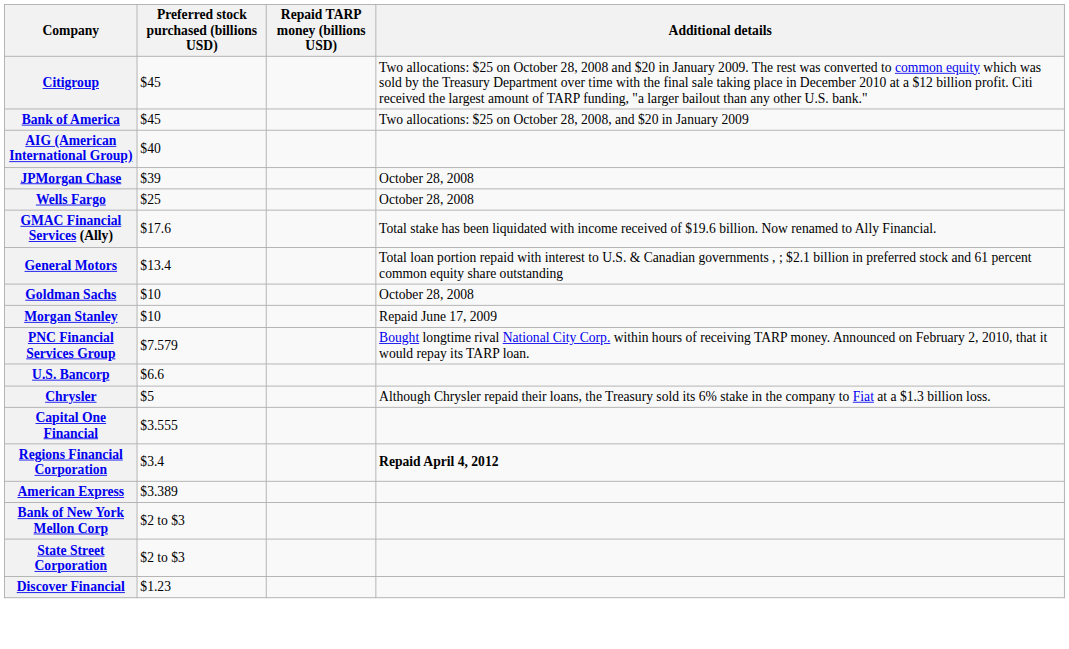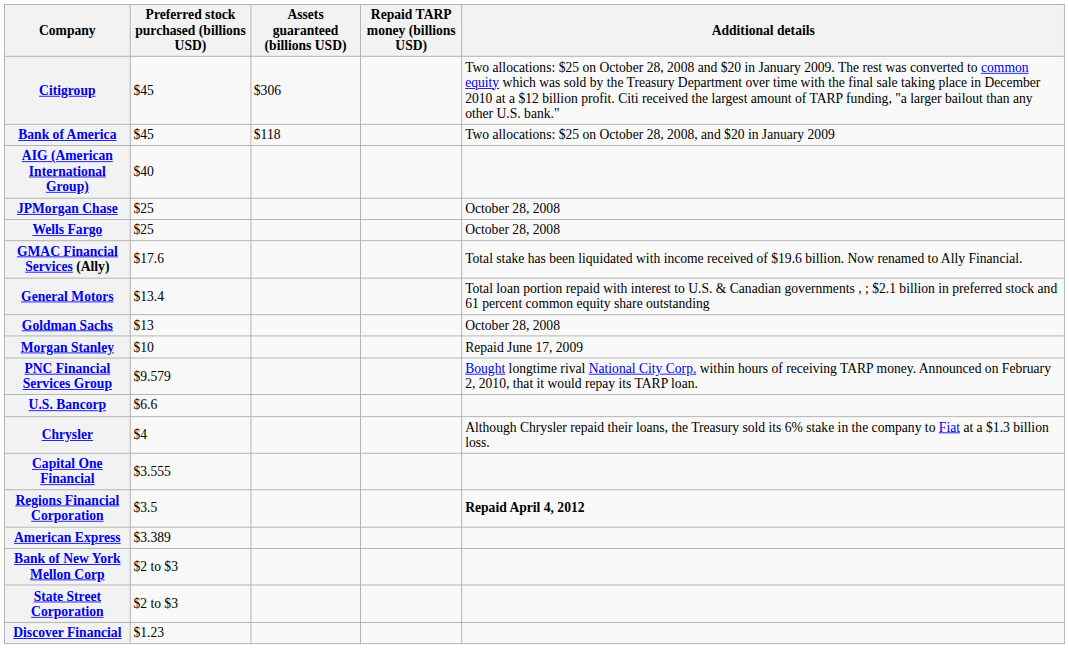+ column: (306, 30)
(151, 178) $39 -> (144, 208) $25
(151, 294) $10 -> (144, 325) $13
(159, 345) $7.579 -> (152, 376) $9.579
(147, 396) $5 -> (140, 434) $4
(152, 462) $3.4 -> (145, 508) $3.5
